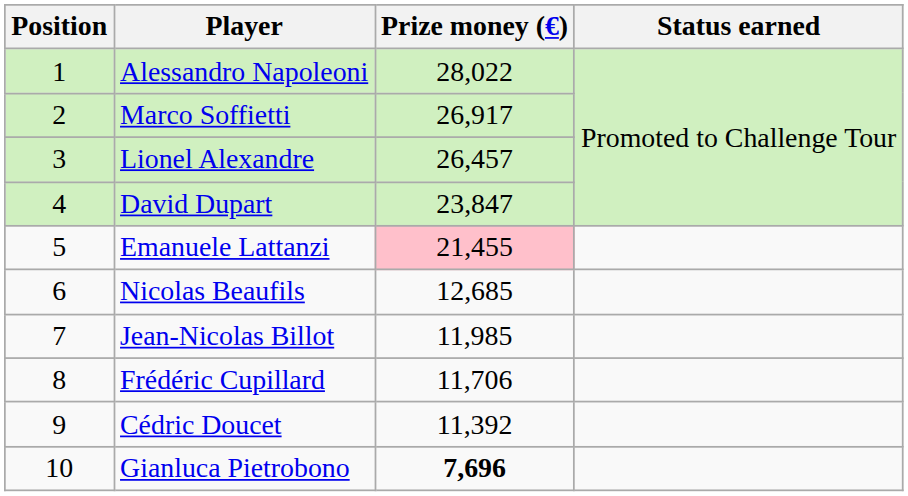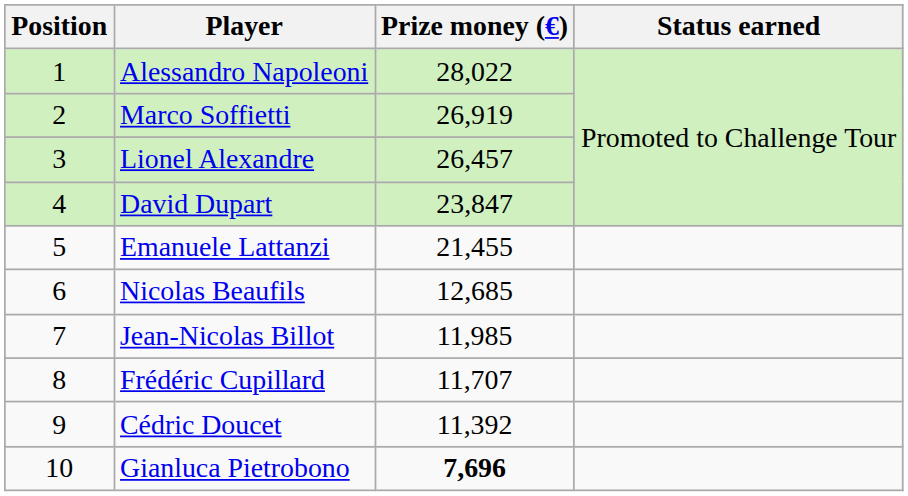(475, 114) 26,917 -> (475, 114) 26,919
(475, 247) pink background -> (475, 247) no background
(475, 379) 11,706 -> (475, 379) 11,707
